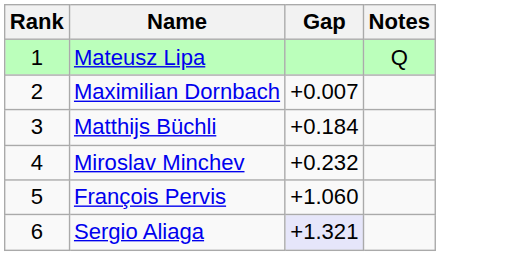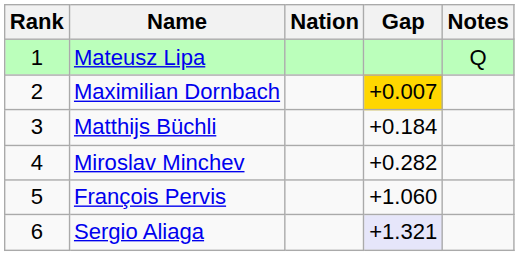+ column: (325, 22)
(324, 92) no background -> (403, 92) gold background
(324, 162) +0.232 -> (403, 162) +0.282
